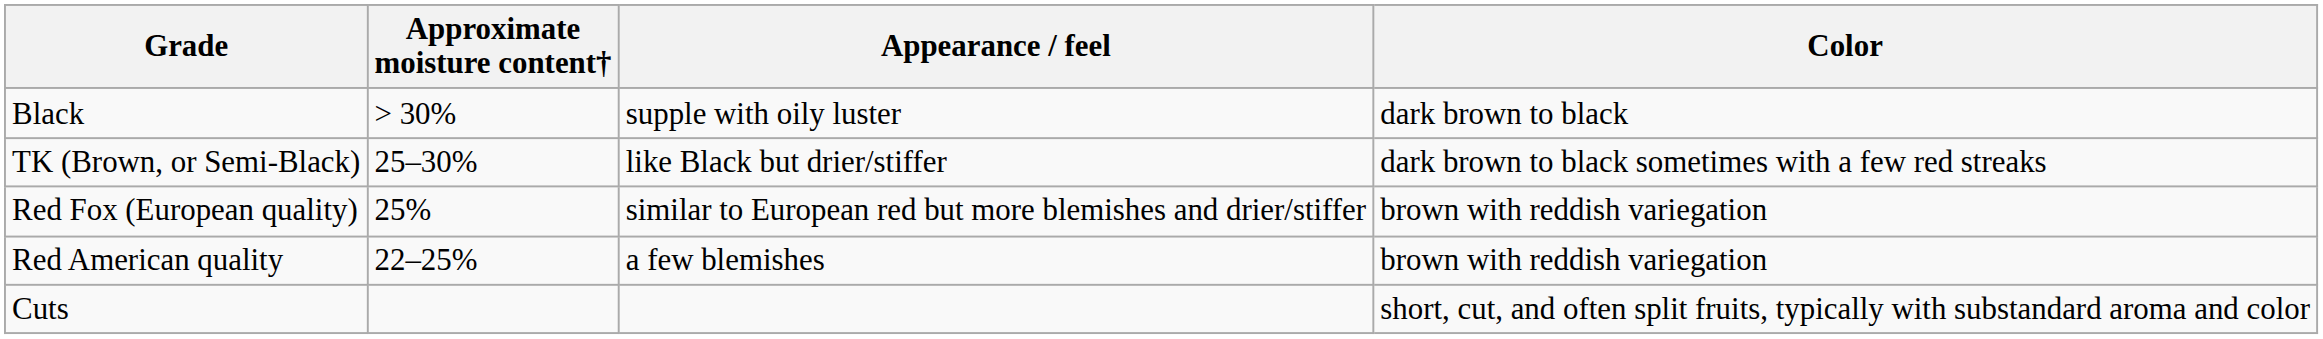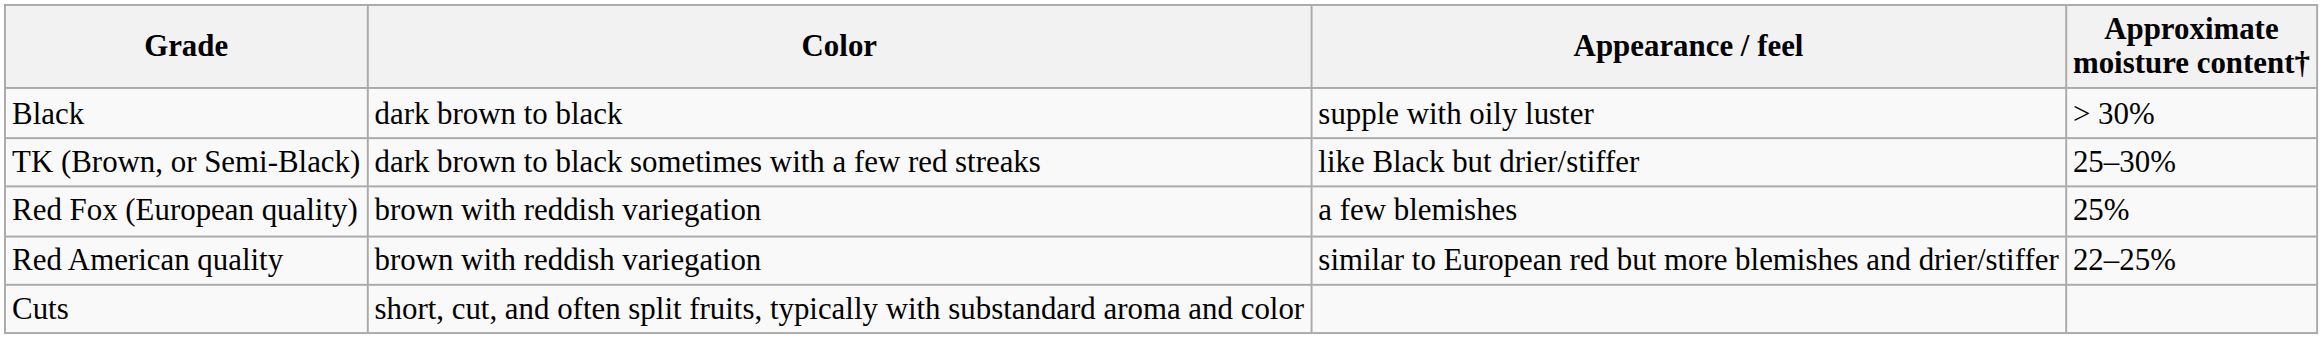columns swapped: (1845, 46) <-> (493, 46)
(996, 210) similar to European red but more blemishes and drier/stiffer -> (1418, 210) a few blemishes
(725, 259) a few blemishes -> (1689, 259) similar to European red but more blemishes and drier/stiffer
